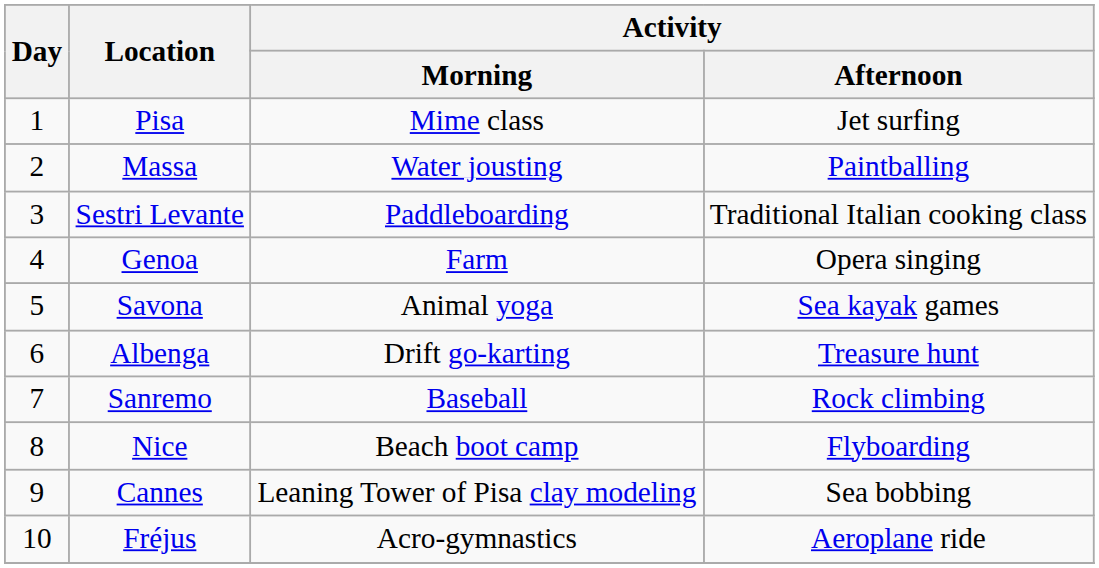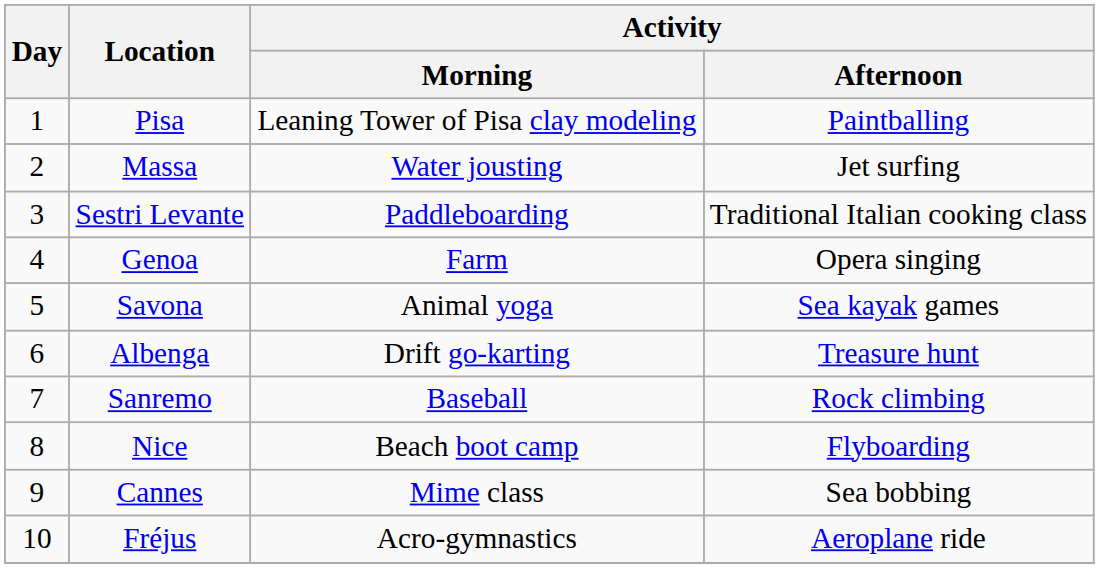(477, 120) Mime class -> (477, 120) Leaning Tower of Pisa clay modeling
(898, 120) Jet surfing -> (898, 120) Paintballing
(898, 167) Paintballing -> (898, 167) Jet surfing
(477, 492) Leaning Tower of Pisa clay modeling -> (477, 492) Mime class
